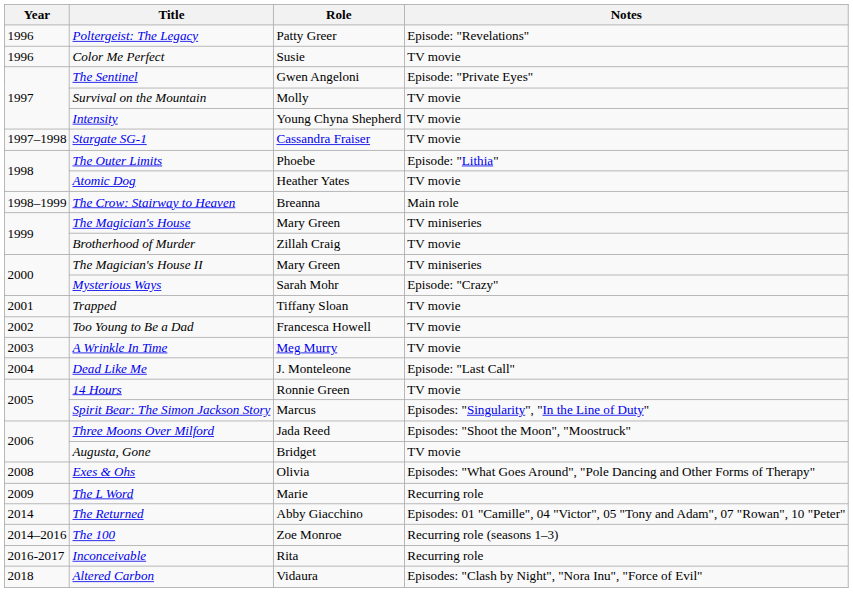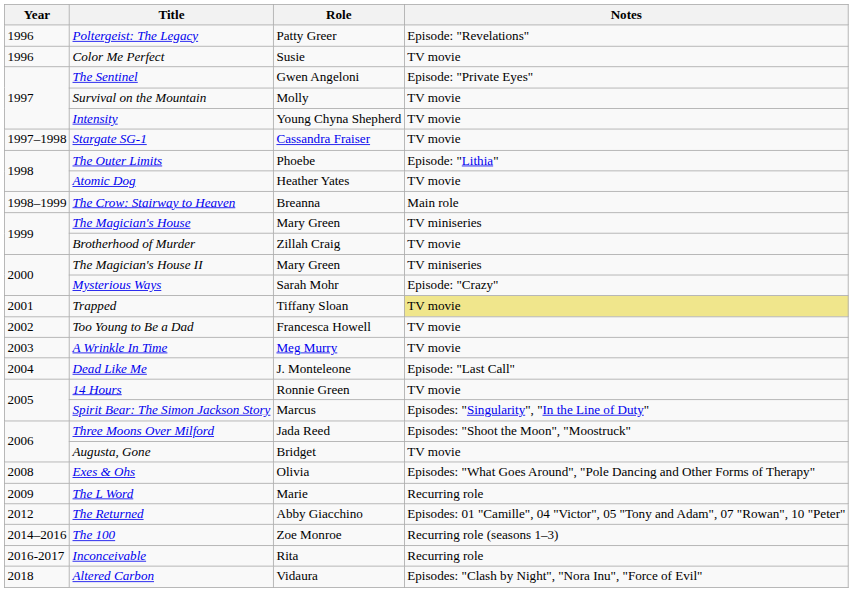(434, 306) no background -> (434, 306) khaki background
(21, 514) 2014 -> (21, 514) 2012
